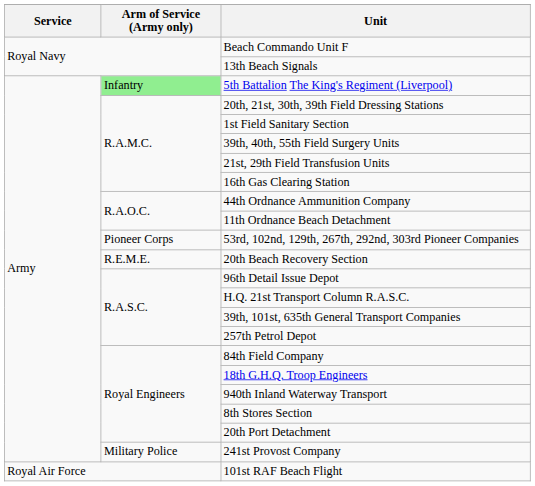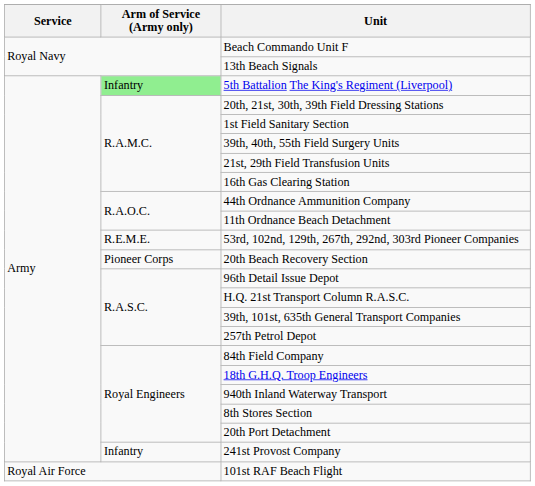(139, 239) Pioneer Corps -> (127, 239) R.E.M.E.
(127, 259) R.E.M.E. -> (139, 259) Pioneer Corps
(141, 452) Military Police -> (124, 452) Infantry
